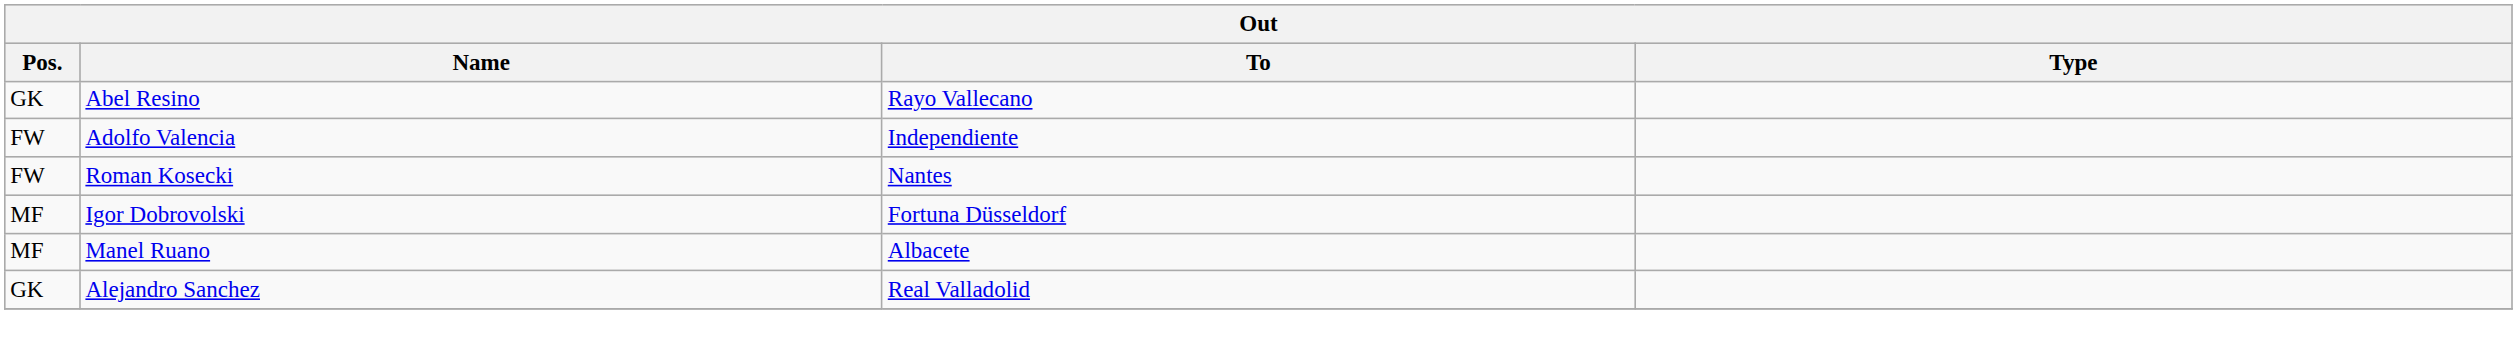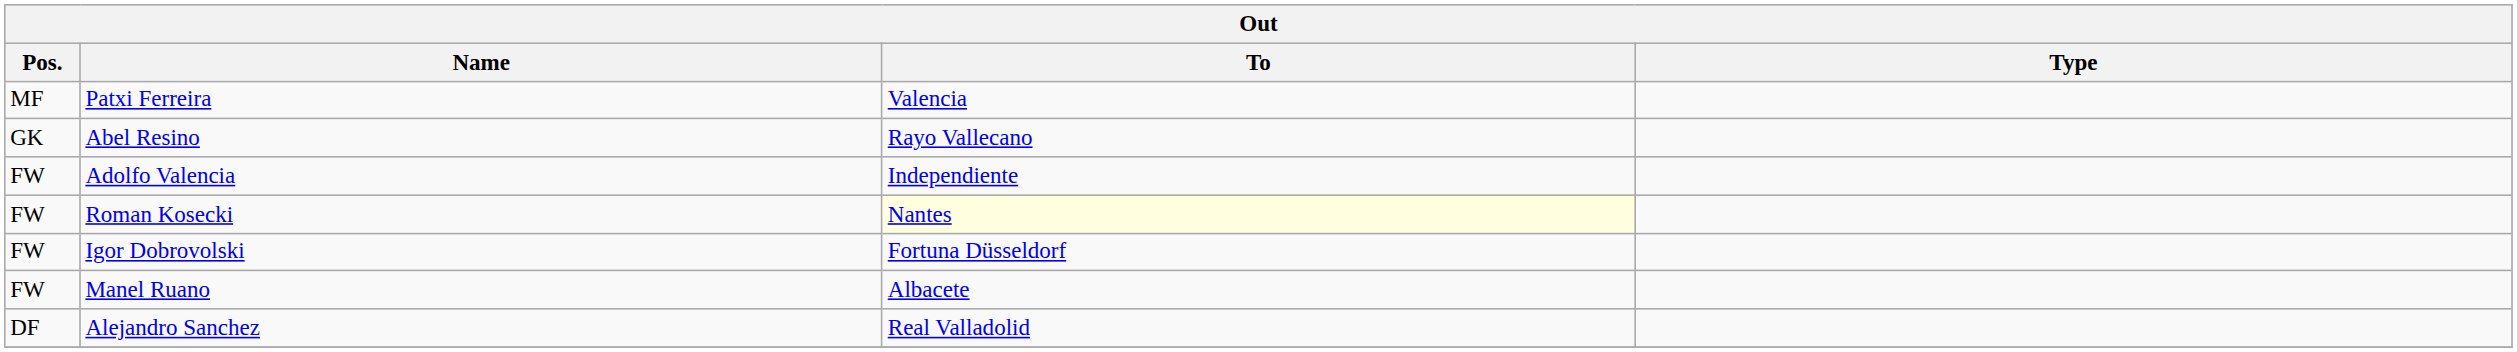+ row: (148, 99)
(920, 175) no background -> (920, 213) lightyellow background
(27, 213) MF -> (27, 251) FW
(27, 251) MF -> (27, 289) FW
(27, 289) GK -> (25, 327) DF
